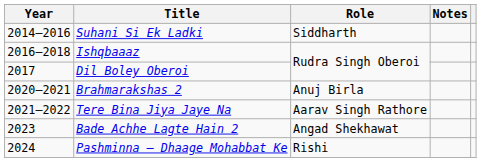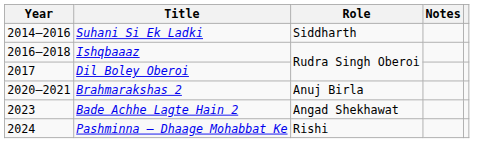- row: (154, 109)
